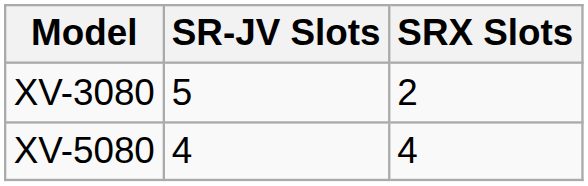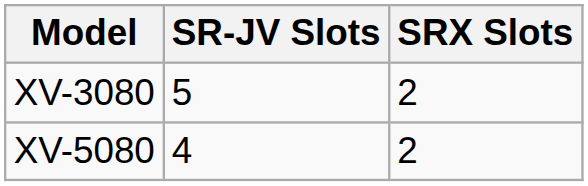(408, 150) 4 -> (408, 150) 2
